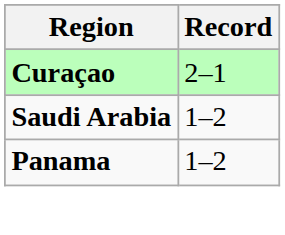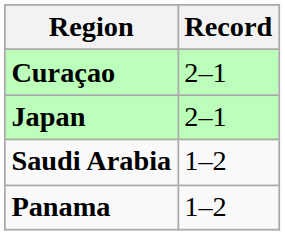+ row: (48, 116)
